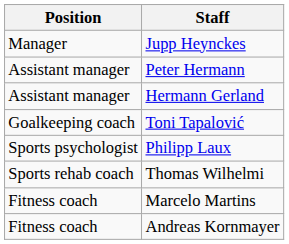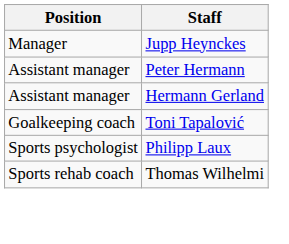- row: (201, 200)
- row: (213, 226)
